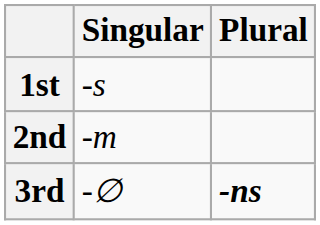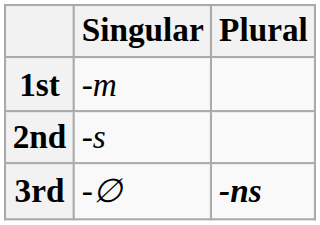(94, 83) -s -> (99, 83) -m
(99, 136) -m -> (94, 136) -s
